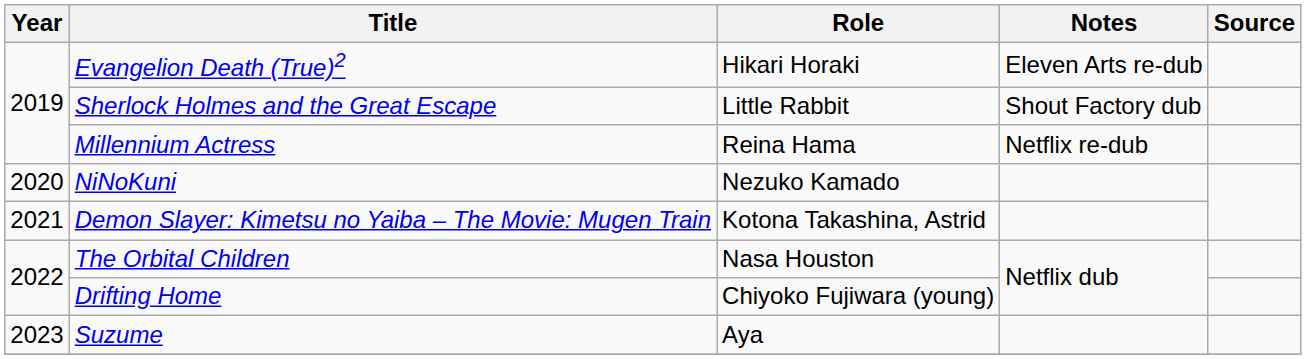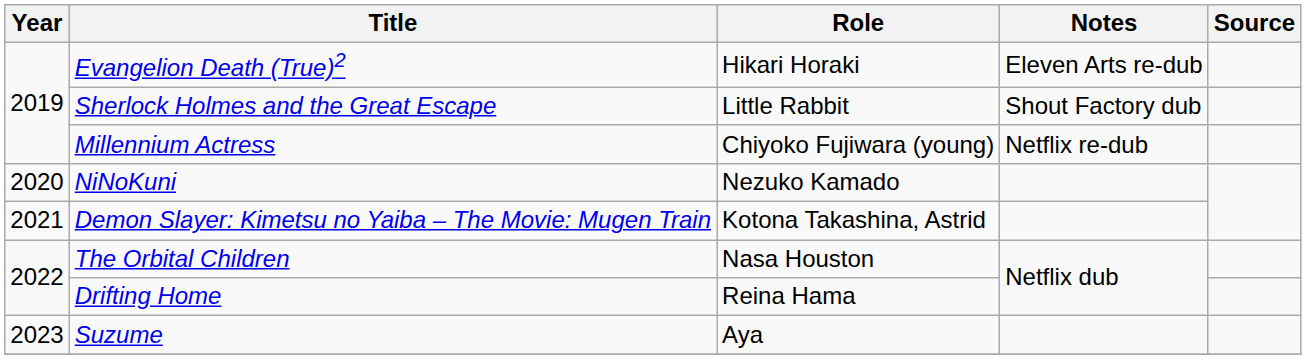(789, 144) Reina Hama -> (858, 144) Chiyoko Fujiwara (young)
(858, 296) Chiyoko Fujiwara (young) -> (789, 296) Reina Hama
